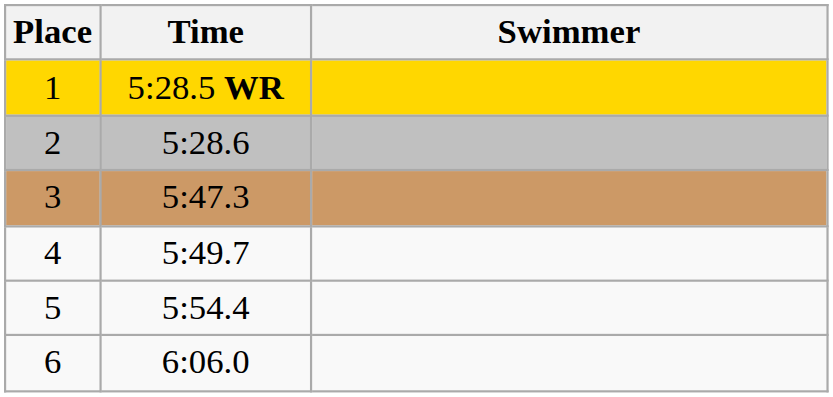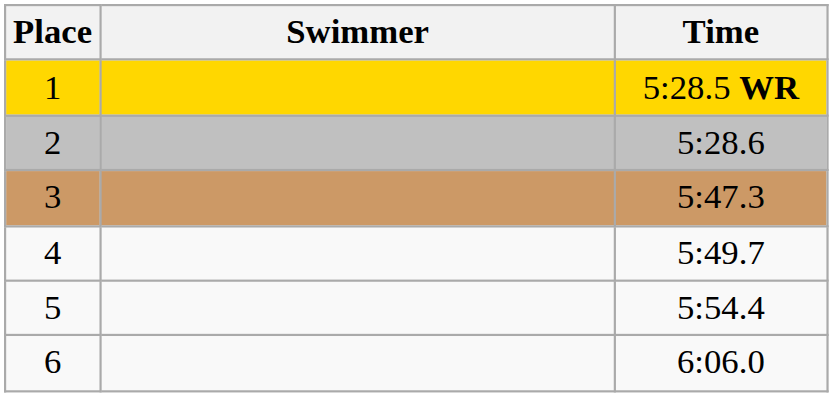columns swapped: (569, 32) <-> (206, 32)
